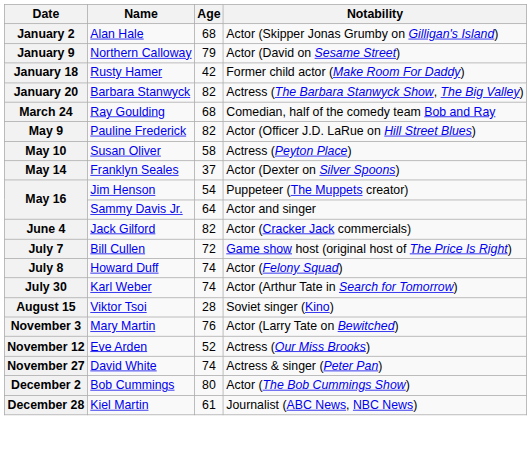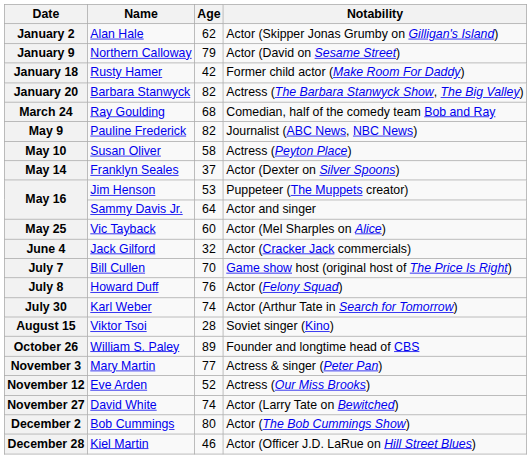(209, 33) 68 -> (209, 33) 62
(351, 131) Actor (Officer J.D. LaRue on Hill Street Blues) -> (322, 131) Journalist (ABC News, NBC News)
(209, 190) 54 -> (209, 190) 53
+ row: (46, 229)
(209, 229) 82 -> (209, 248) 32
(209, 248) 72 -> (209, 268) 70
(209, 268) 74 -> (209, 287) 76
+ row: (46, 346)
(209, 326) 76 -> (209, 365) 77
(312, 326) Actor (Larry Tate on Bewitched) -> (304, 365) Actress & singer (Peter Pan)
(304, 365) Actress & singer (Peter Pan) -> (312, 405) Actor (Larry Tate on Bewitched)
(209, 405) 61 -> (209, 444) 46
(322, 405) Journalist (ABC News, NBC News) -> (351, 444) Actor (Officer J.D. LaRue on Hill Street Blues)
